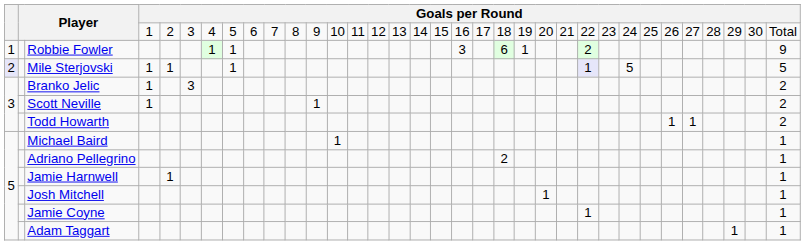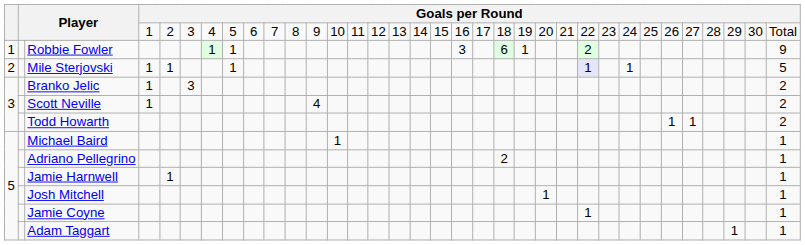(11, 68) lavender background -> (11, 68) no background
(630, 68) 5 -> (630, 68) 1
(317, 104) 1 -> (317, 104) 4
